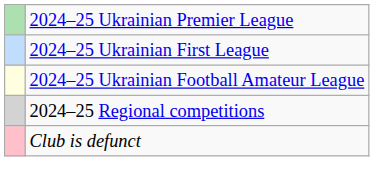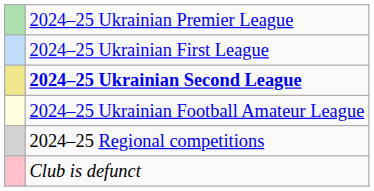+ row: (166, 80)
